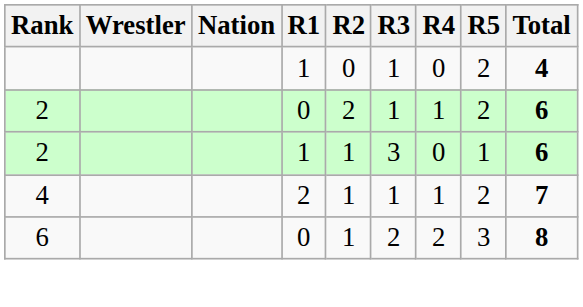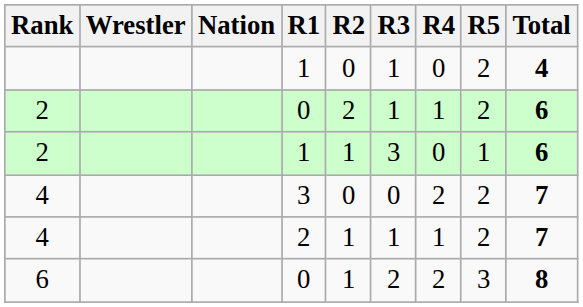+ row: (42, 195)
